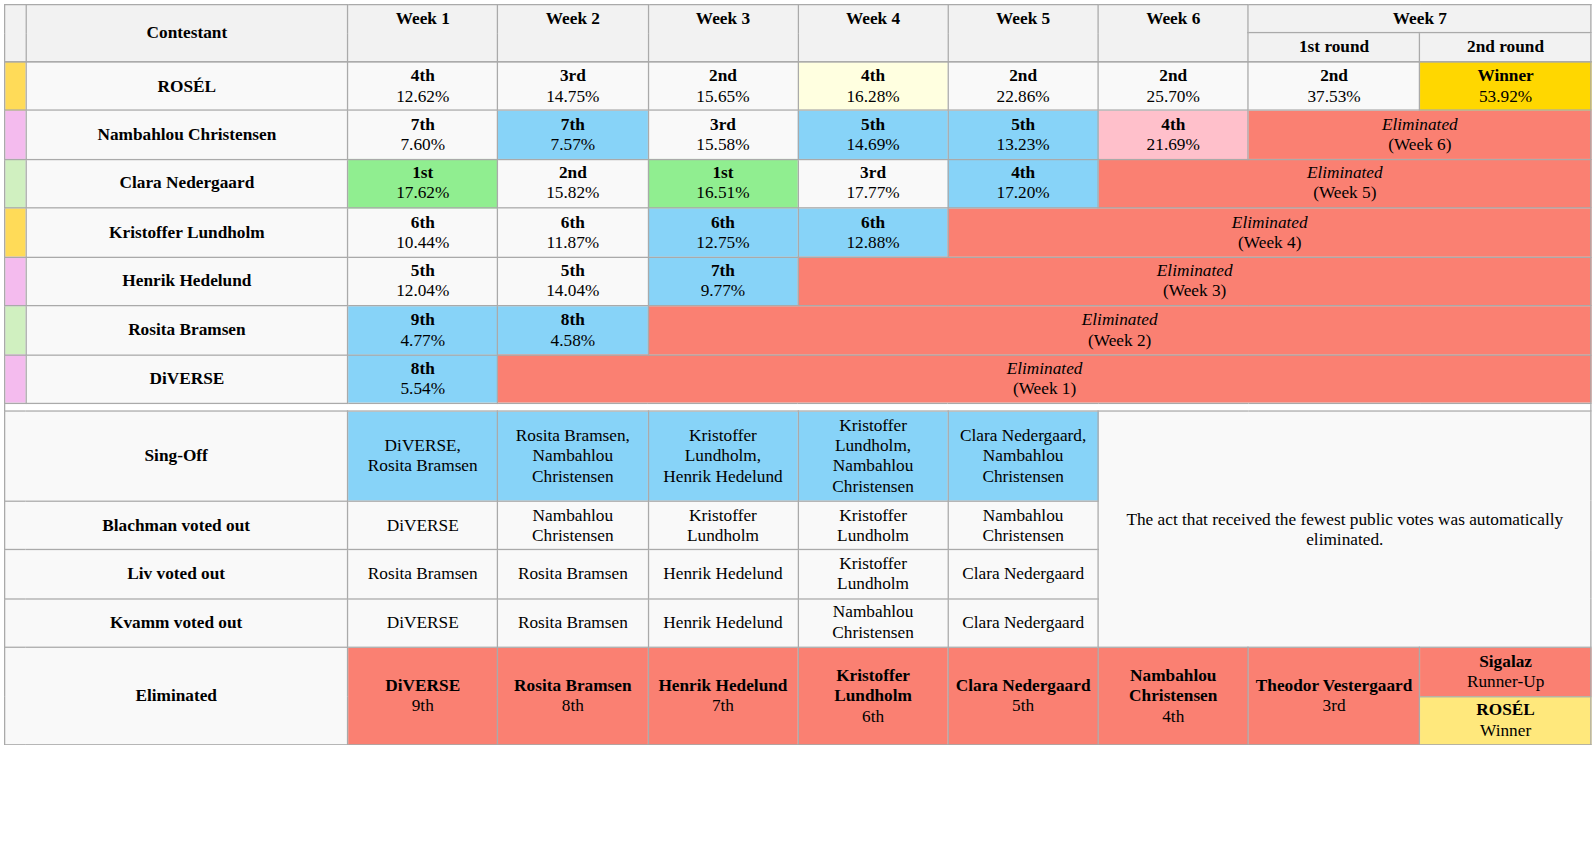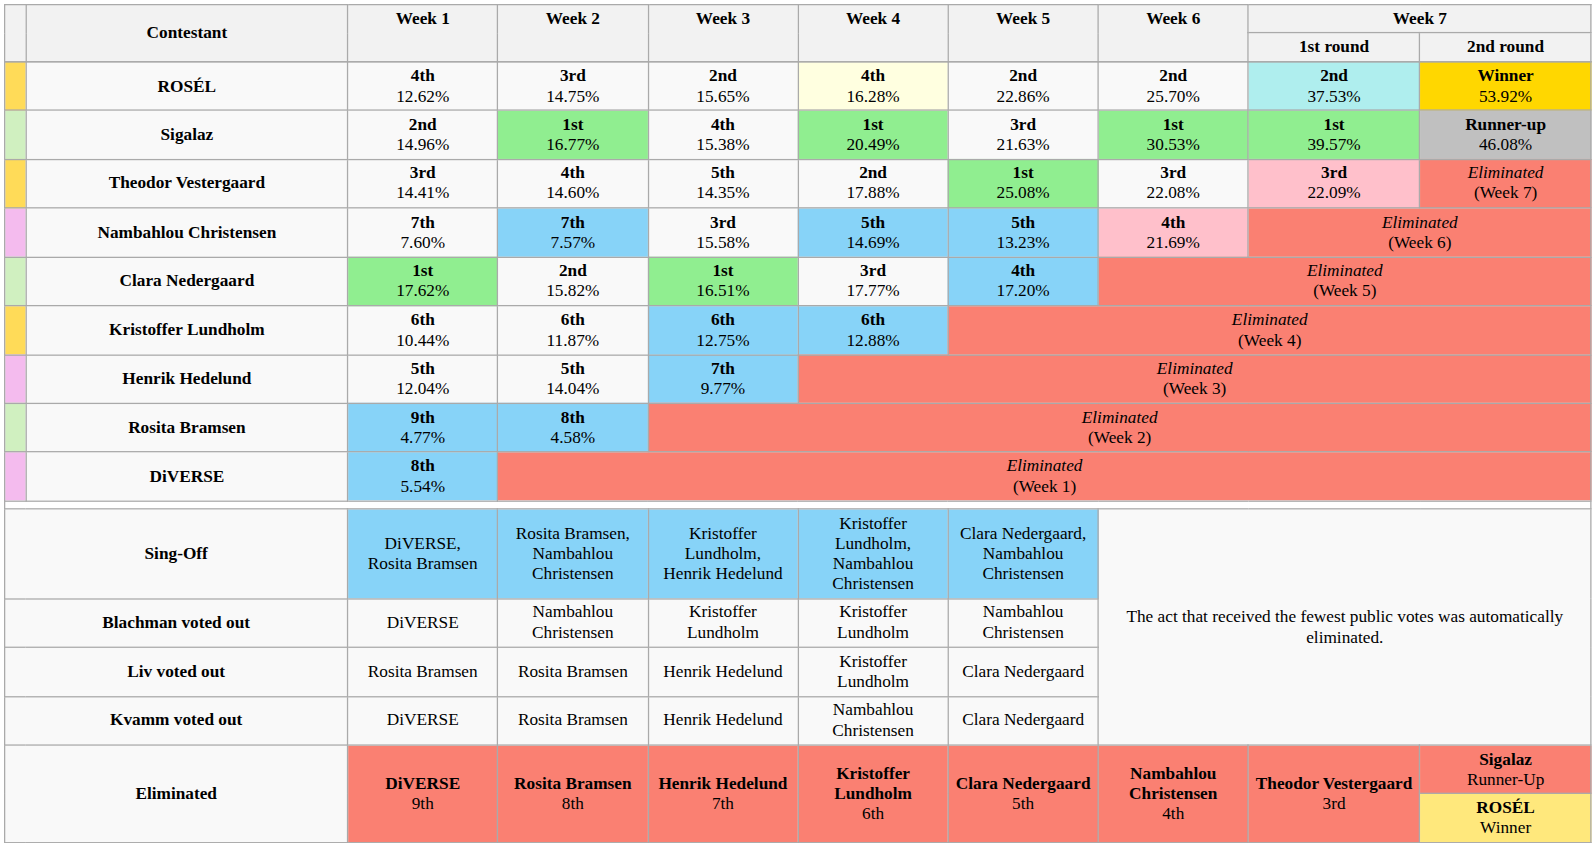(1334, 85) no background -> (1334, 85) paleturquoise background
+ row: (187, 134)
+ row: (187, 183)
